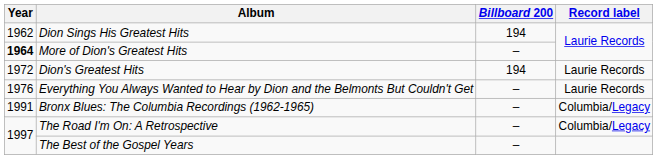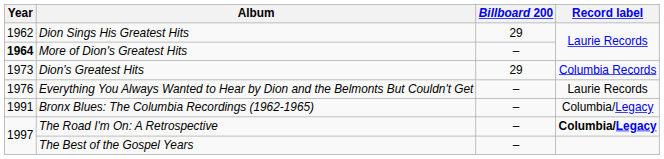(516, 32) 194 -> (516, 32) 29
(20, 70) 1972 -> (20, 70) 1973
(516, 70) 194 -> (516, 70) 29
(604, 70) Laurie Records -> (608, 70) Columbia Records
(604, 126) normal -> (608, 126) bold
